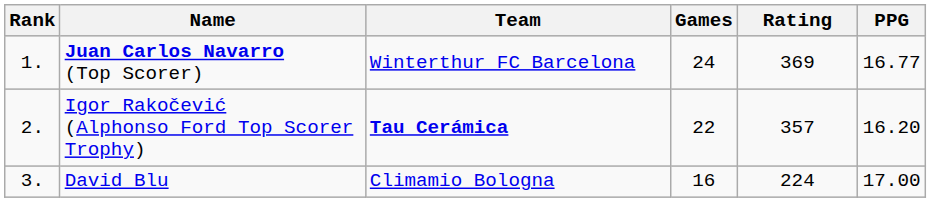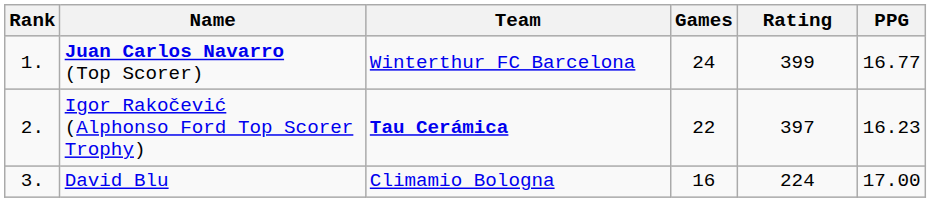(797, 63) 369 -> (797, 63) 399
(797, 128) 357 -> (797, 128) 397
(892, 128) 16.20 -> (892, 128) 16.23
